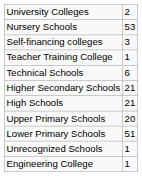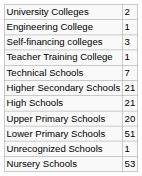rows swapped: (50, 164) <-> (42, 27)
(127, 73) 6 -> (127, 73) 7
